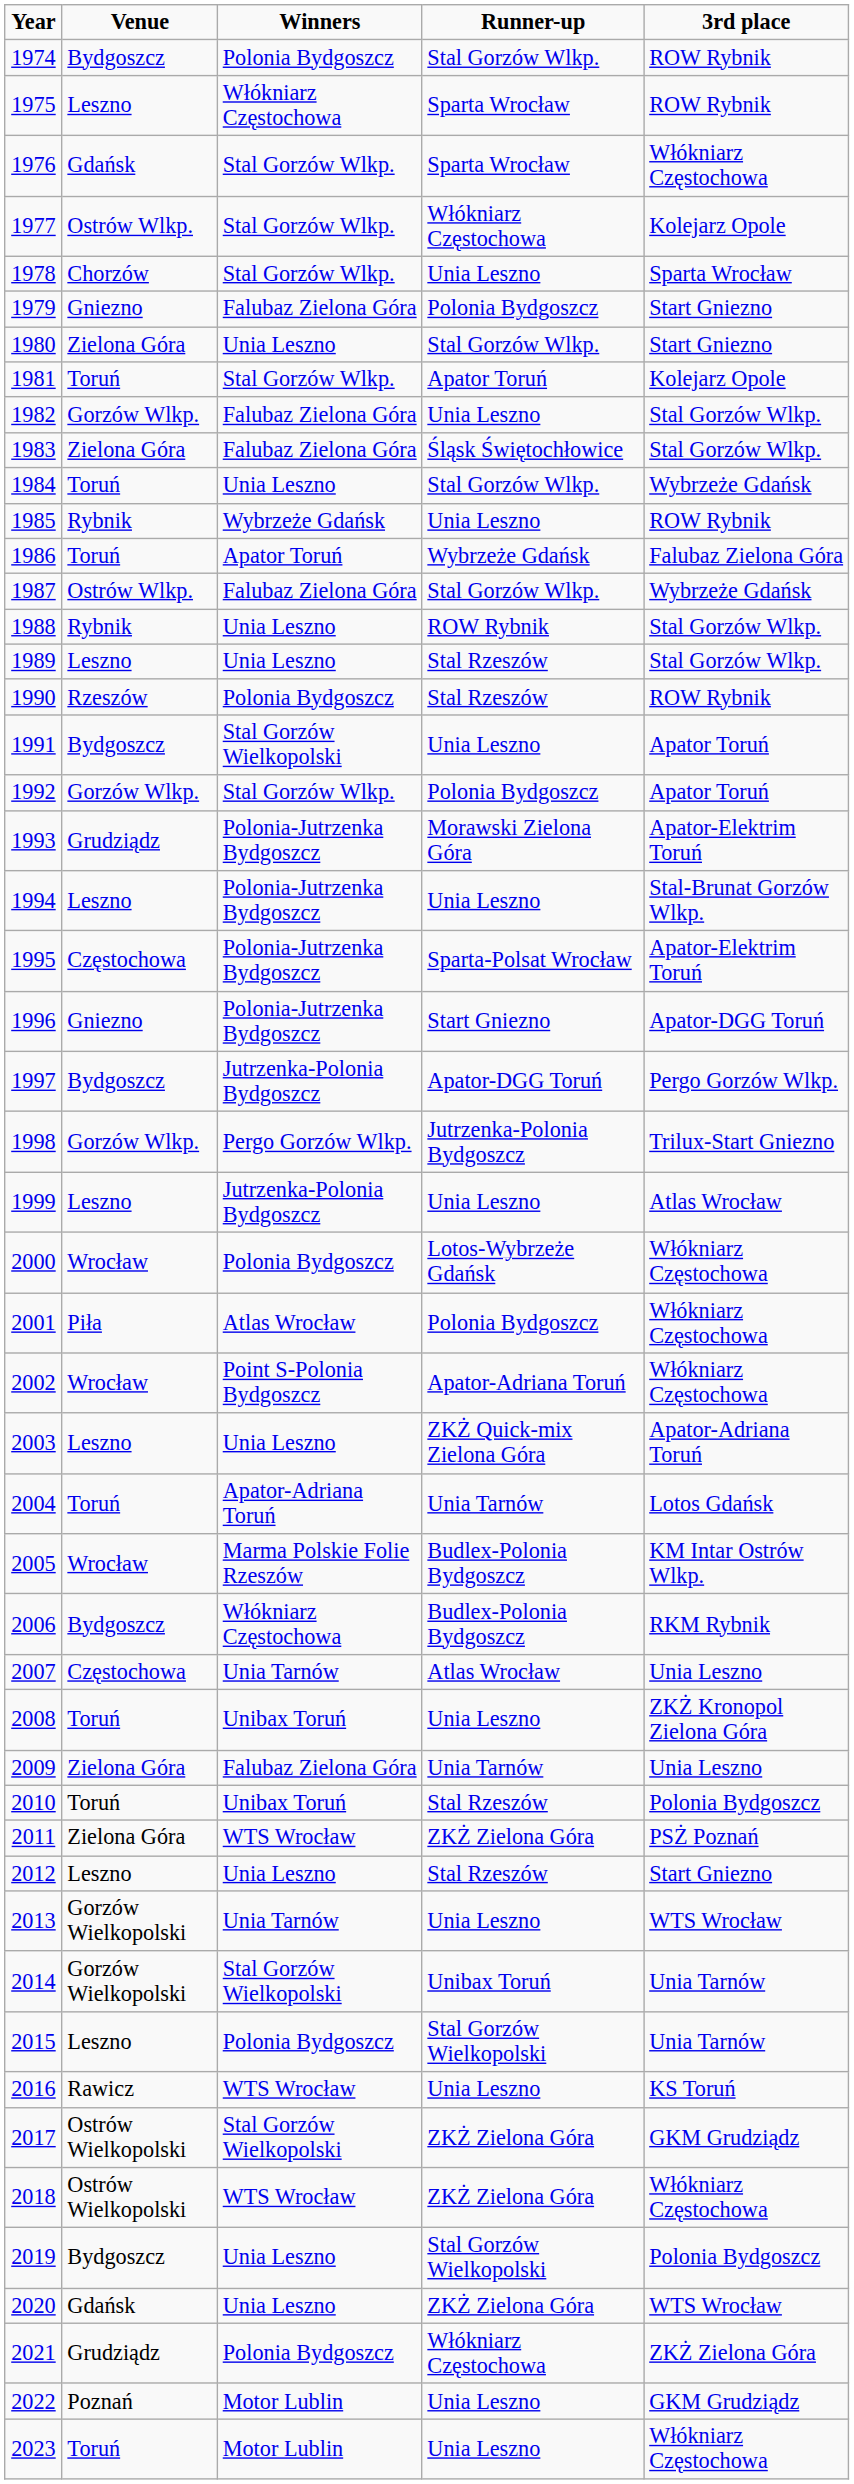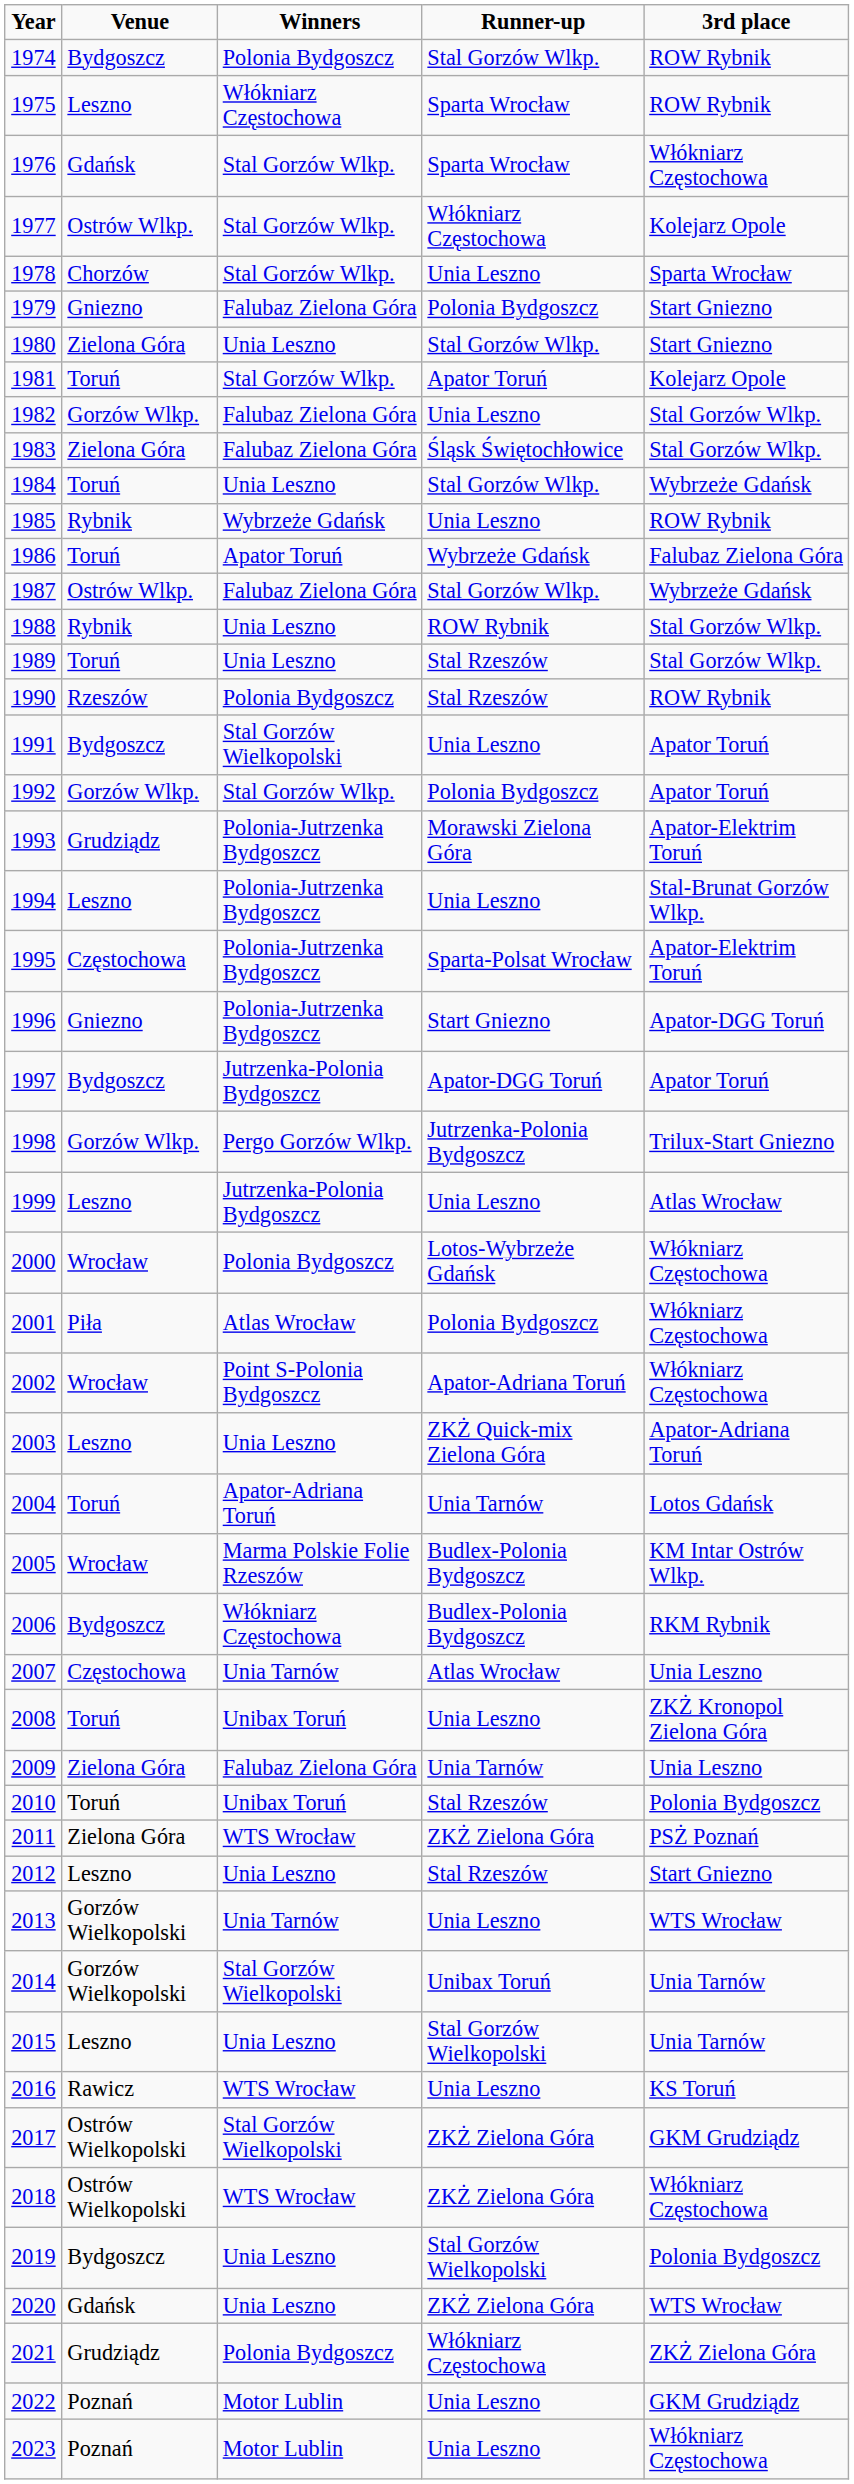(99, 661) Leszno -> (94, 661) Toruń
(744, 1081) Pergo Gorzów Wlkp. -> (709, 1081) Apator Toruń
(308, 2041) Polonia Bydgoszcz -> (279, 2041) Unia Leszno
(94, 2448) Toruń -> (100, 2448) Poznań
